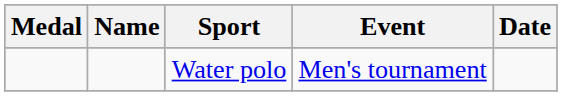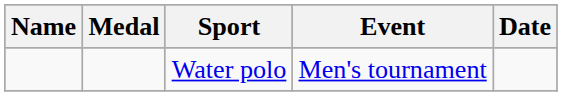columns swapped: (46, 26) <-> (127, 26)
